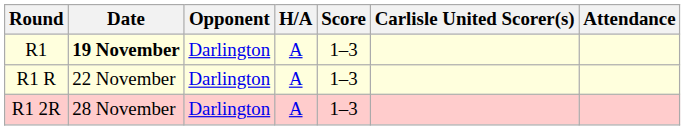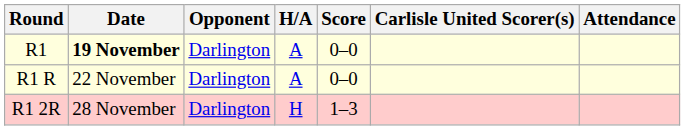(344, 49) 1–3 -> (344, 49) 0–0
(344, 79) 1–3 -> (344, 79) 0–0
(296, 109) A -> (296, 109) H
